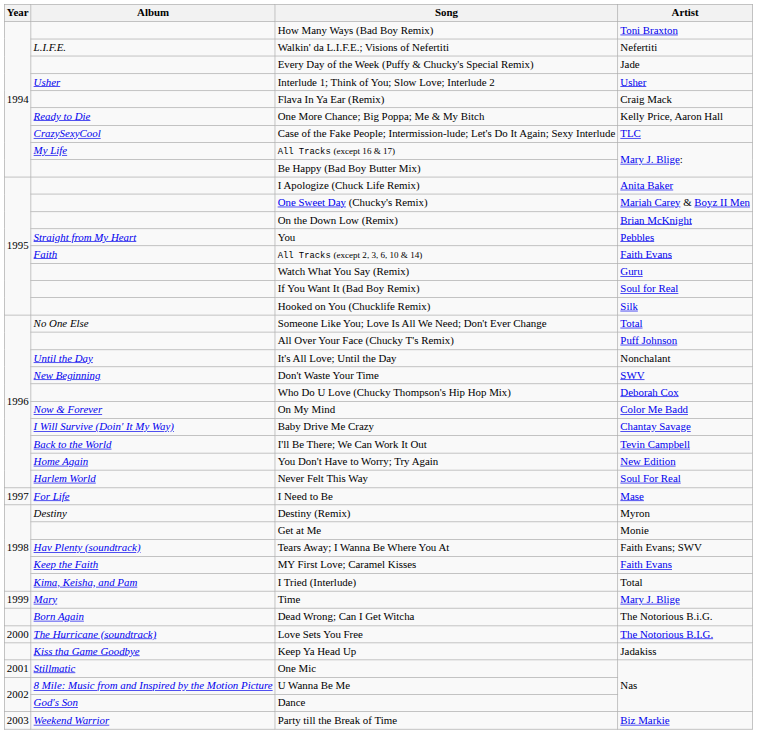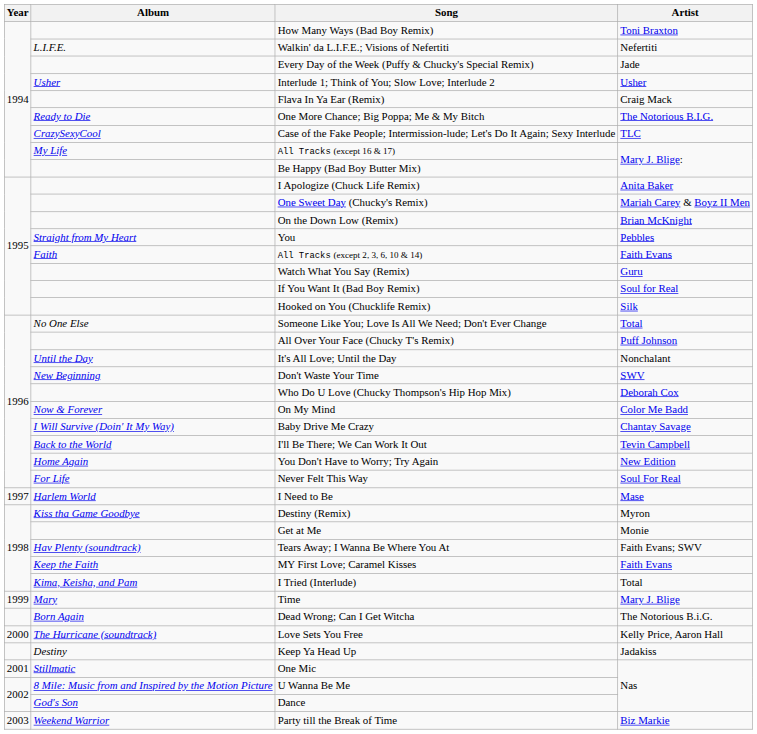(672, 116) Kelly Price, Aaron Hall -> (667, 116) The Notorious B.I.G.
(65, 479) Harlem World -> (52, 479) For Life
(52, 496) For Life -> (65, 496) Harlem World
(50, 513) Destiny -> (87, 513) Kiss tha Game Goodbye
(667, 634) The Notorious B.I.G. -> (672, 634) Kelly Price, Aaron Hall
(87, 651) Kiss tha Game Goodbye -> (50, 651) Destiny
